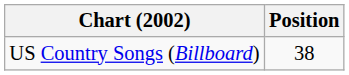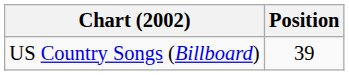(304, 53) 38 -> (304, 53) 39
